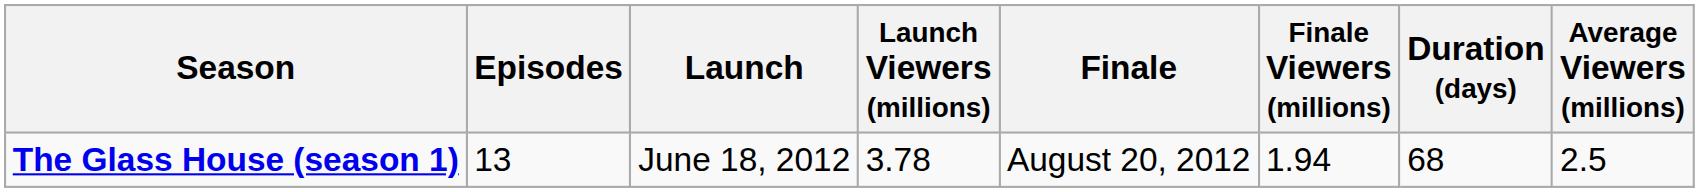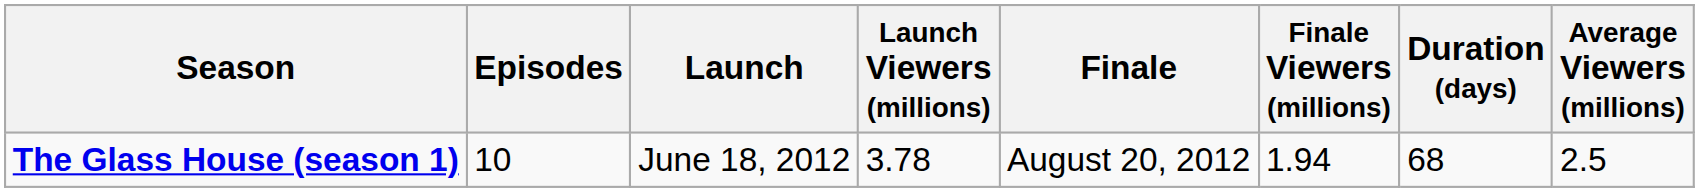(493, 159) 13 -> (493, 159) 10
